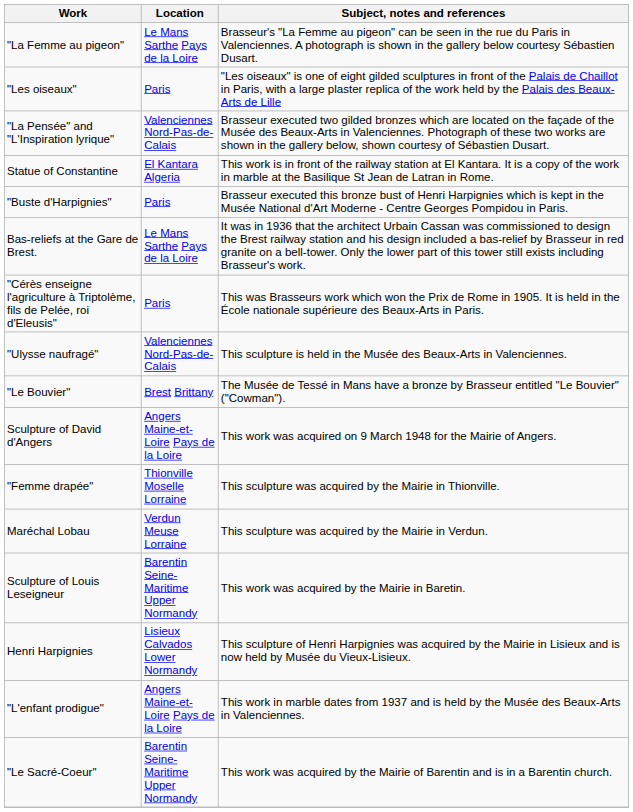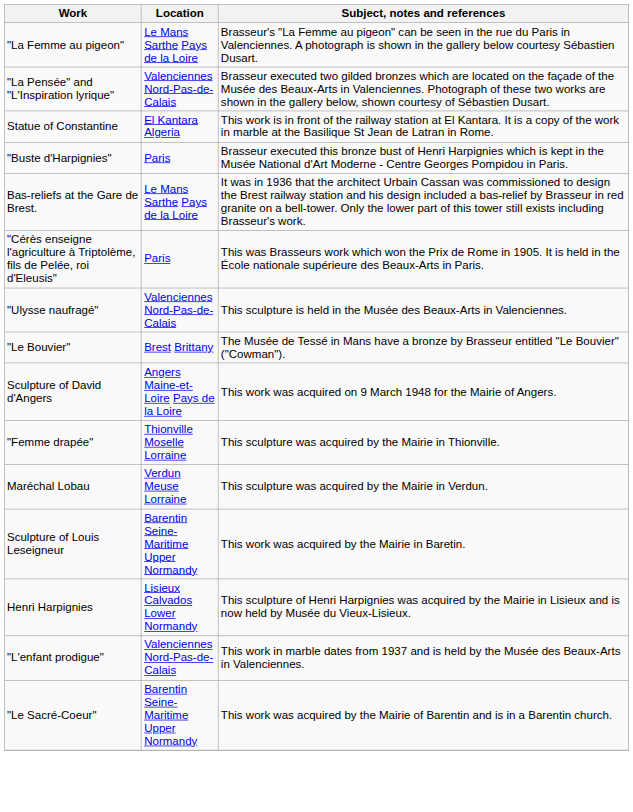- row: (42, 89)
(179, 708) Angers Maine-et-Loire Pays de la Loire -> (179, 658) Valenciennes Nord-Pas-de-Calais
